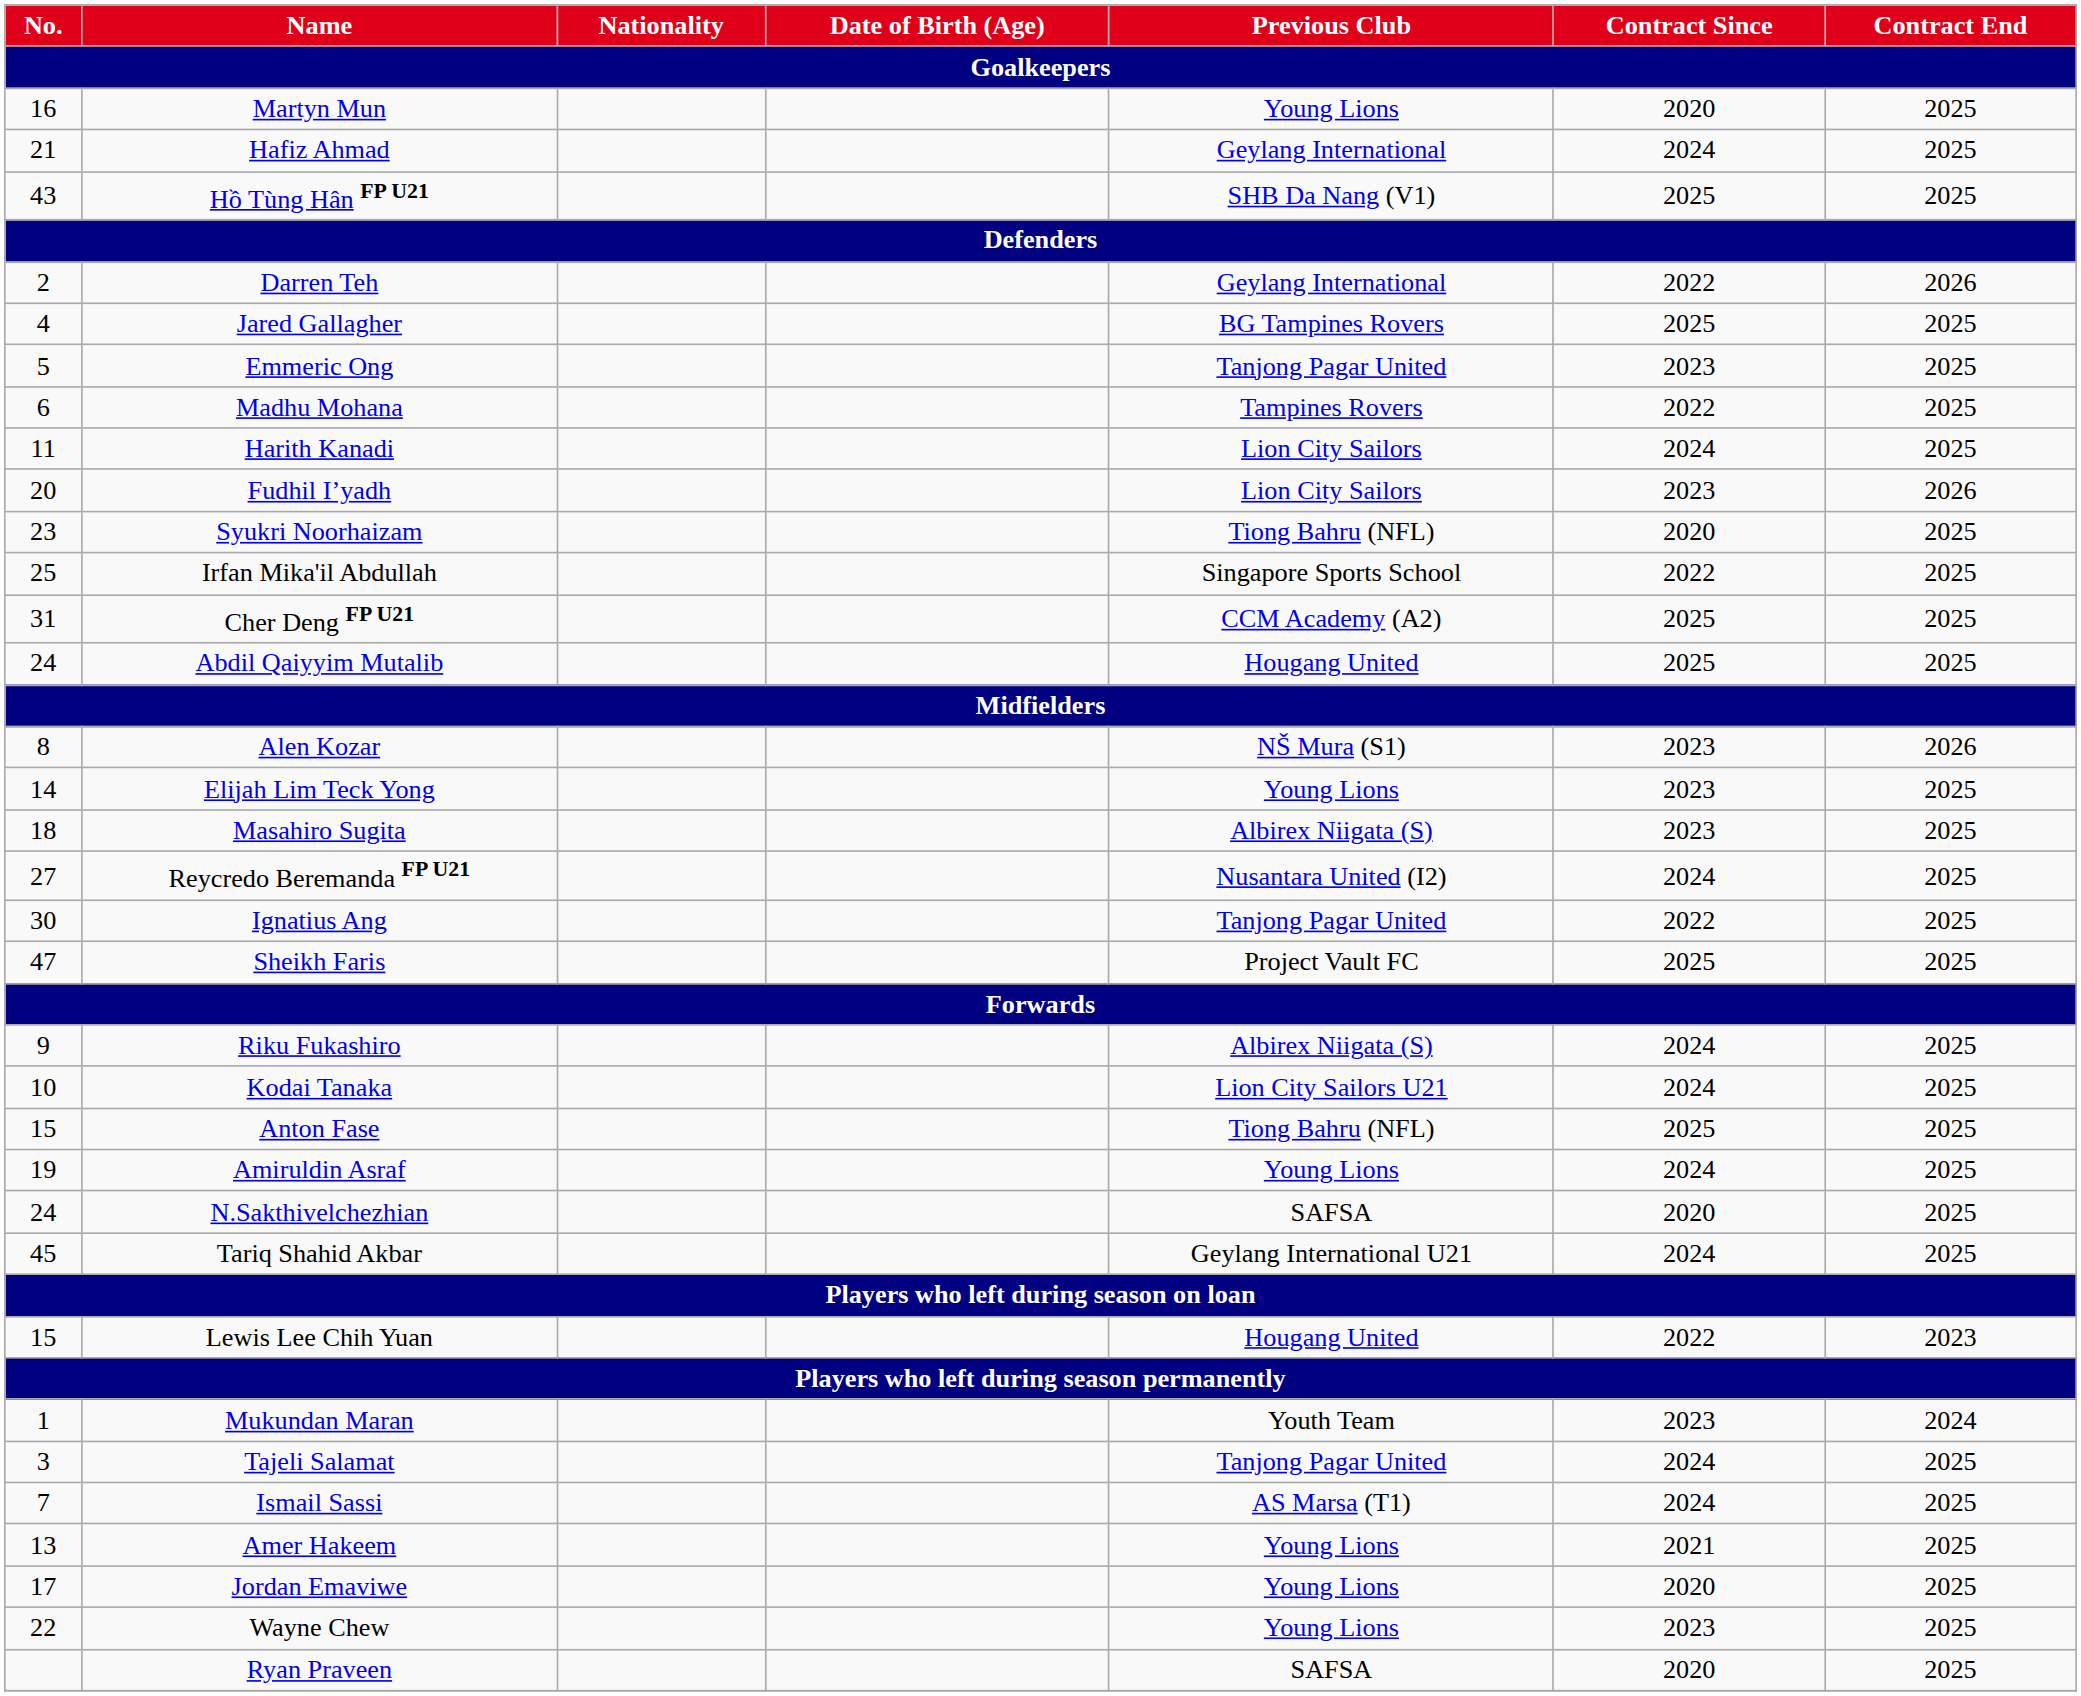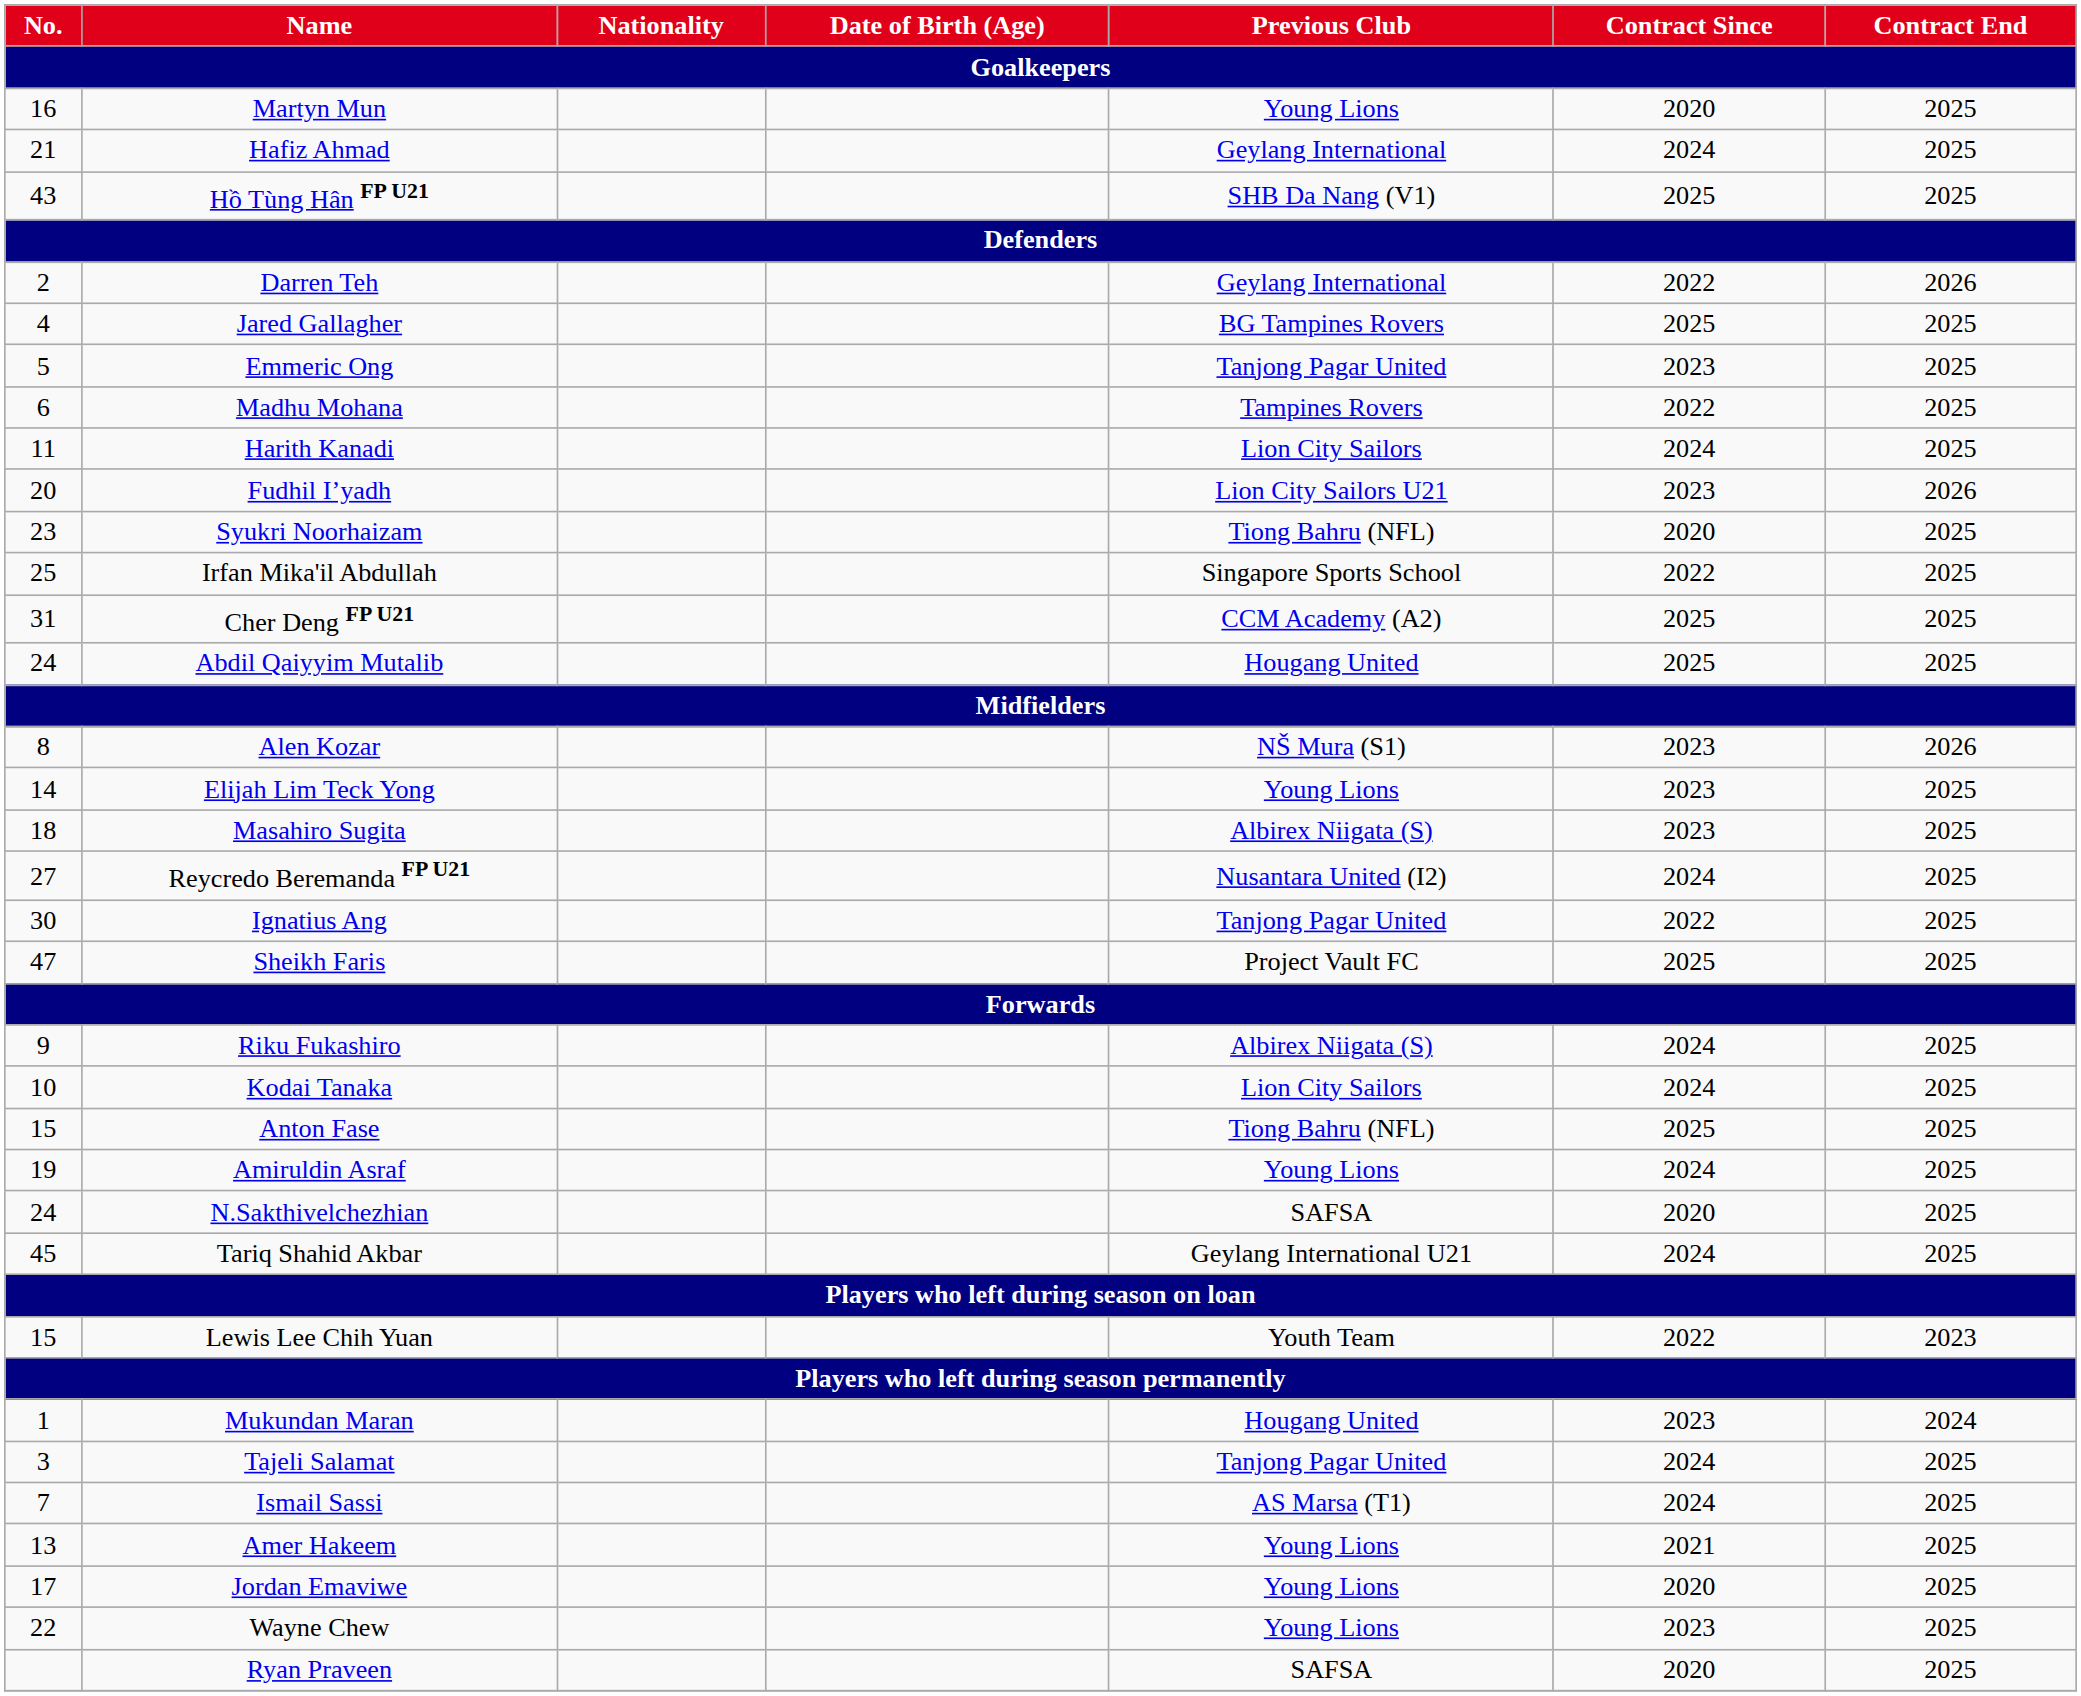(1331, 490) Lion City Sailors -> (1331, 490) Lion City Sailors U21
(1331, 1086) Lion City Sailors U21 -> (1331, 1086) Lion City Sailors
(1331, 1336) Hougang United -> (1331, 1336) Youth Team
(1331, 1419) Youth Team -> (1331, 1419) Hougang United
